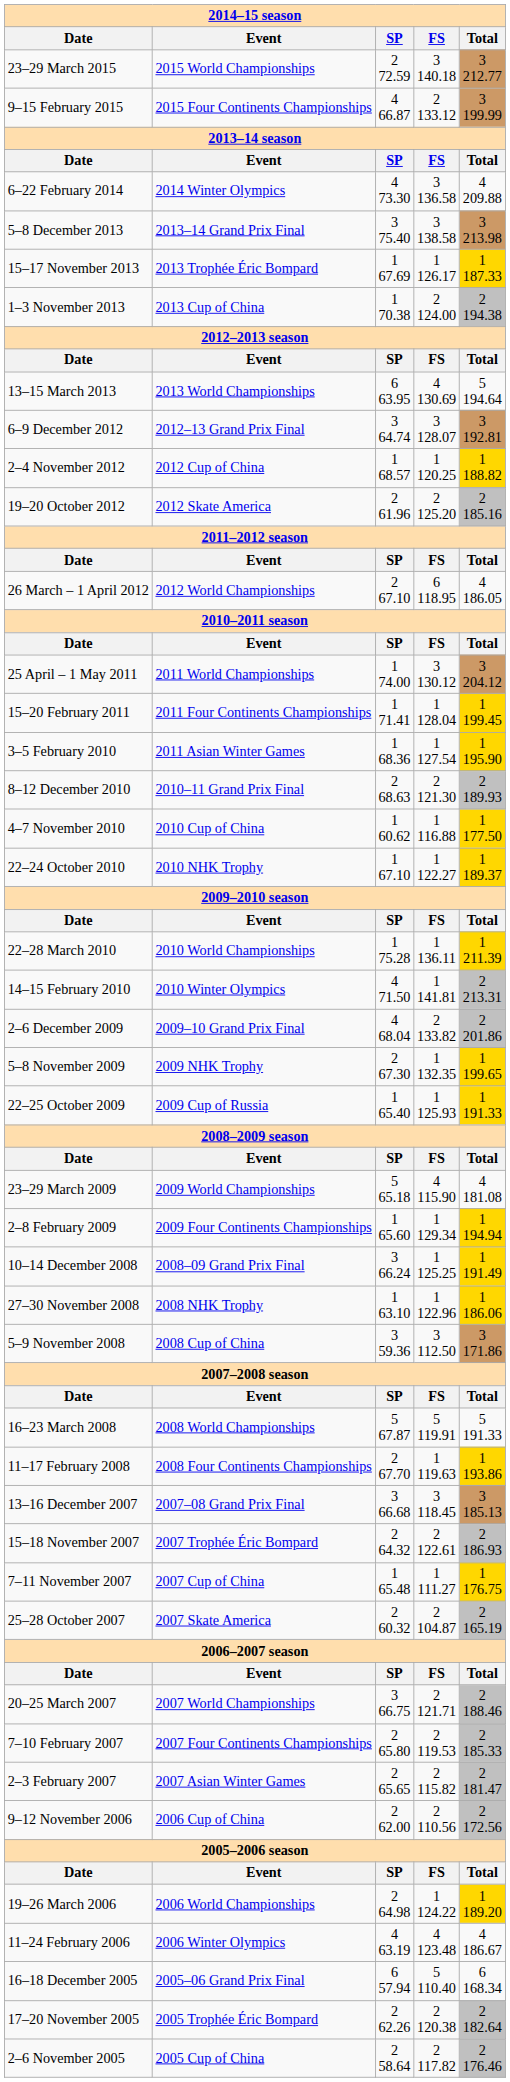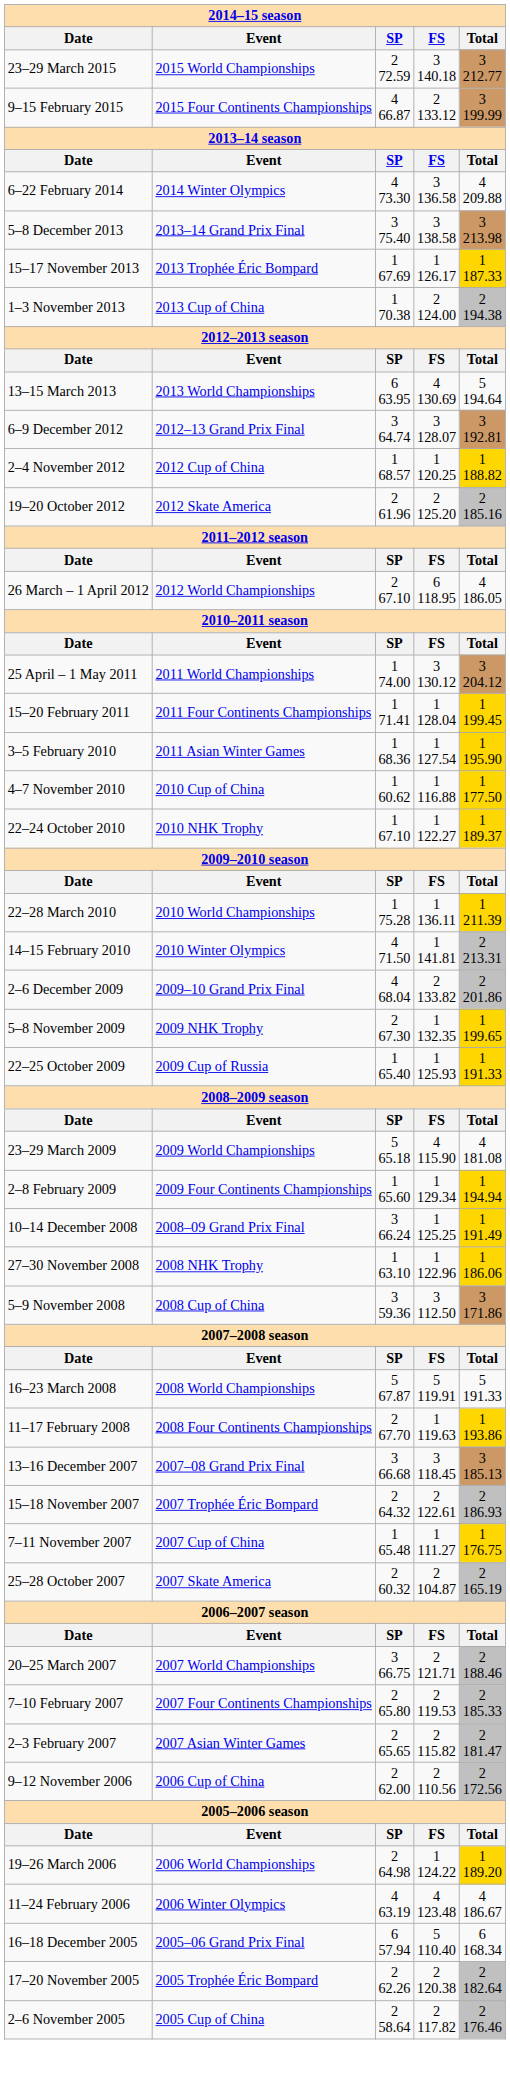- row: (69, 790)
